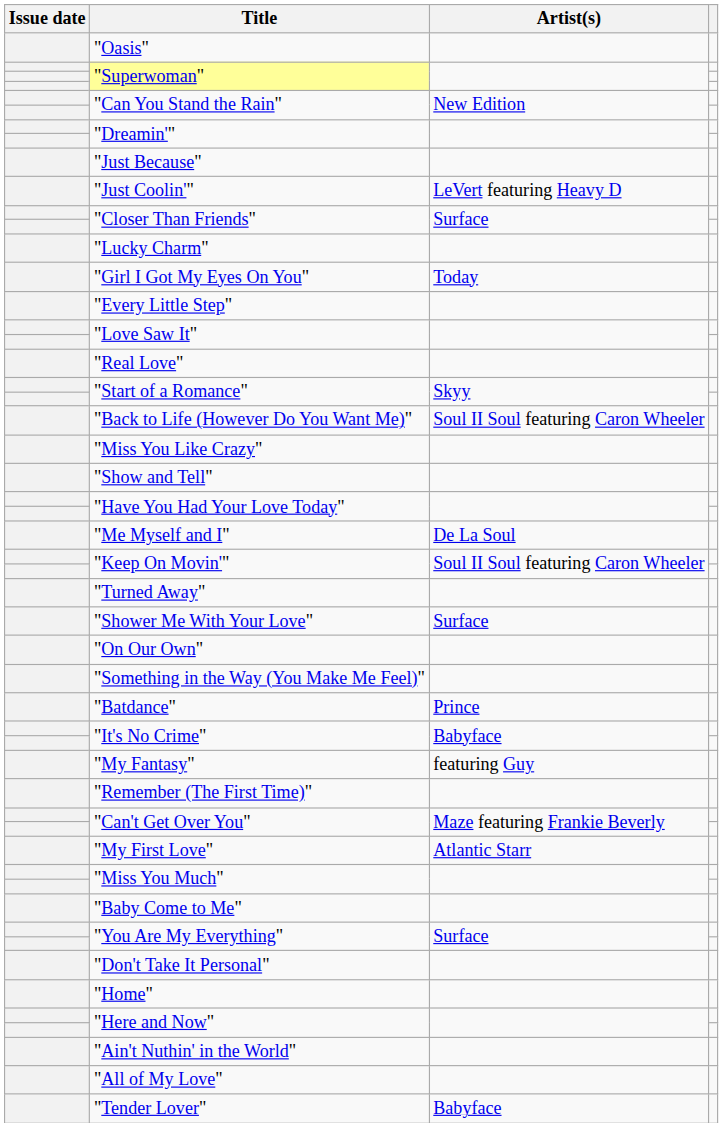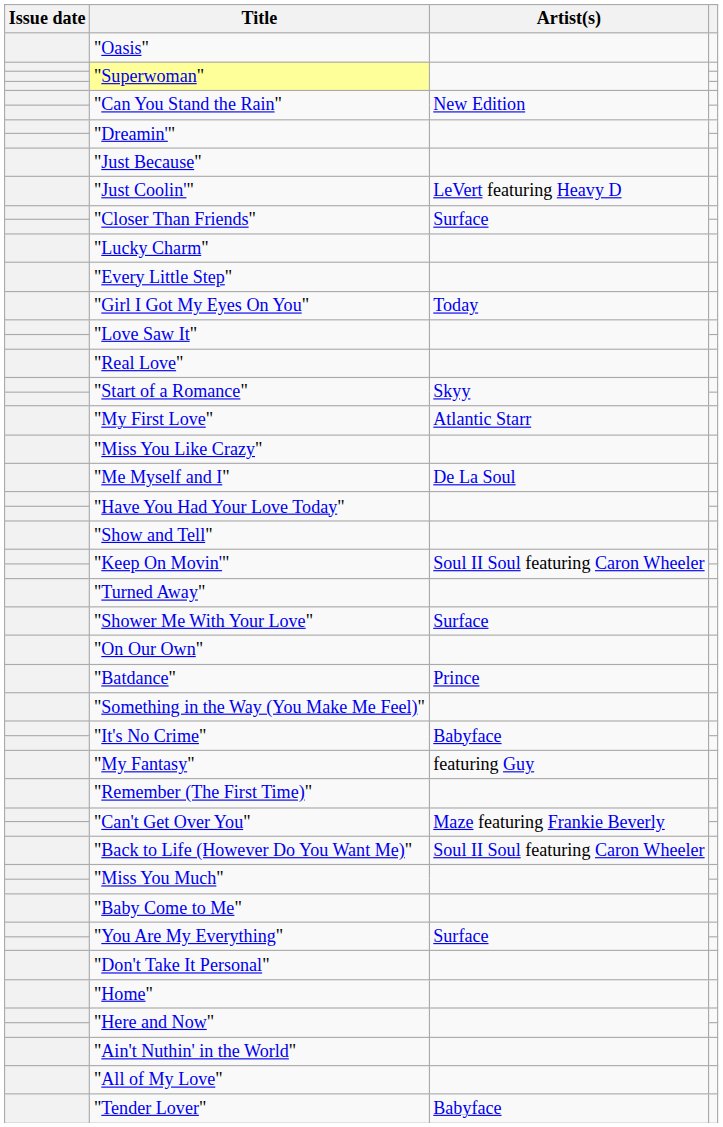rows swapped: (202, 276) <-> (163, 305)
rows swapped: (154, 850) <-> (253, 420)
rows swapped: (162, 534) <-> (153, 477)
rows swapped: (135, 707) <-> (259, 678)
